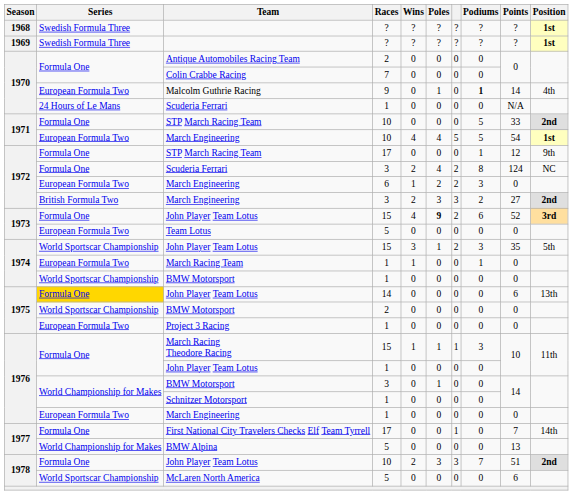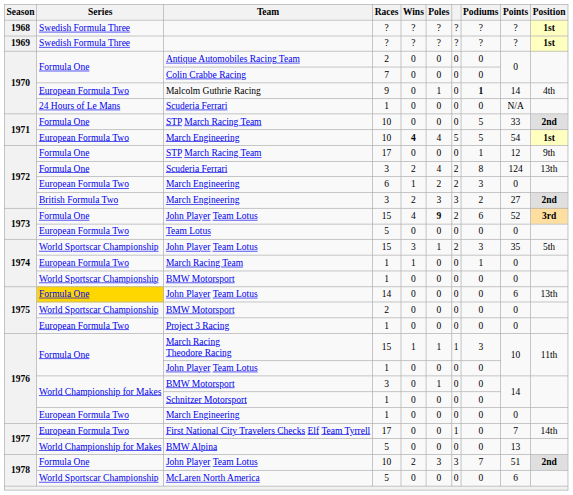(413, 138) normal -> (413, 138) bold
(549, 169) NC -> (549, 169) 13th
(64, 431) Formula One -> (84, 431) European Formula Two
